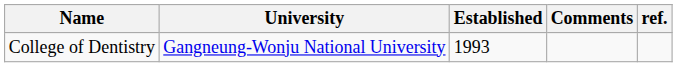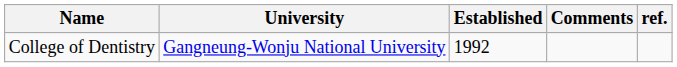(472, 47) 1993 -> (472, 47) 1992
